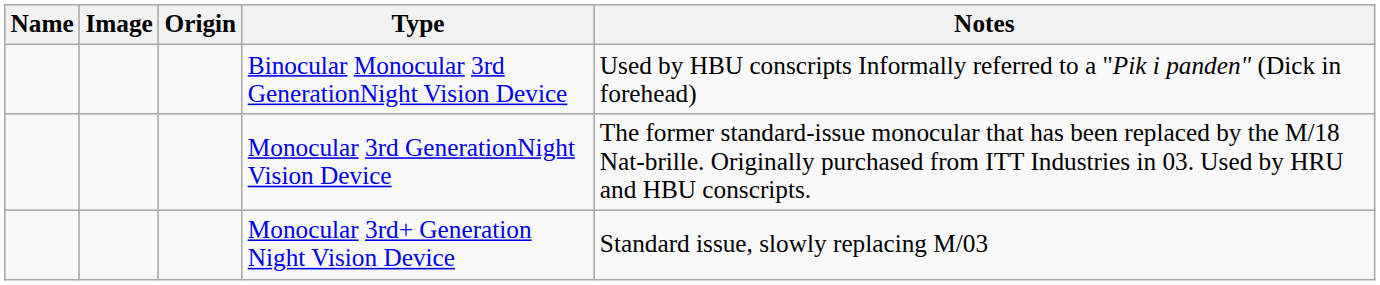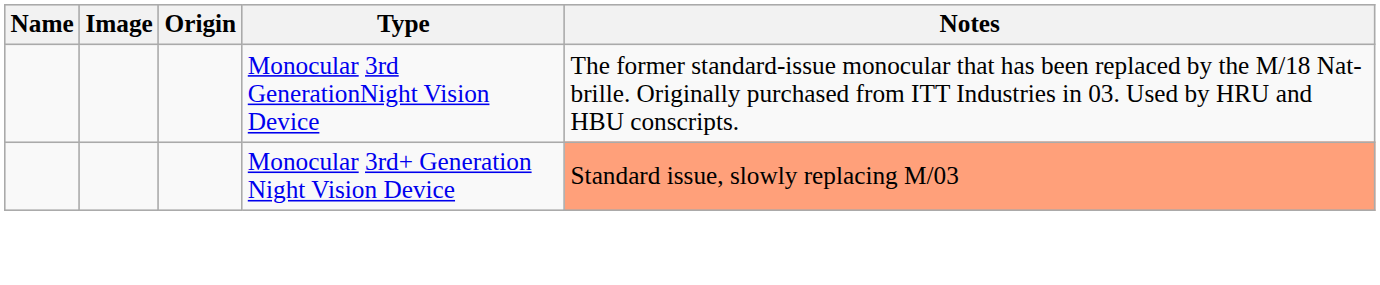- row: (408, 78)
(794, 244) no background -> (765, 175) lightsalmon background
